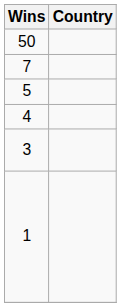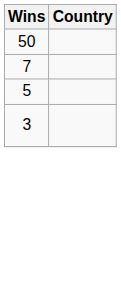- row: (27, 116)
- row: (27, 236)
